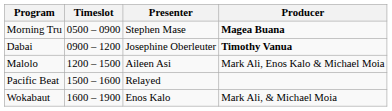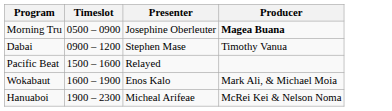(156, 30) Stephen Mase -> (171, 30) Josephine Oberleuter
(171, 47) Josephine Oberleuter -> (156, 47) Stephen Mase
(257, 47) bold -> (254, 47) normal
- row: (22, 64)
+ row: (28, 98)
